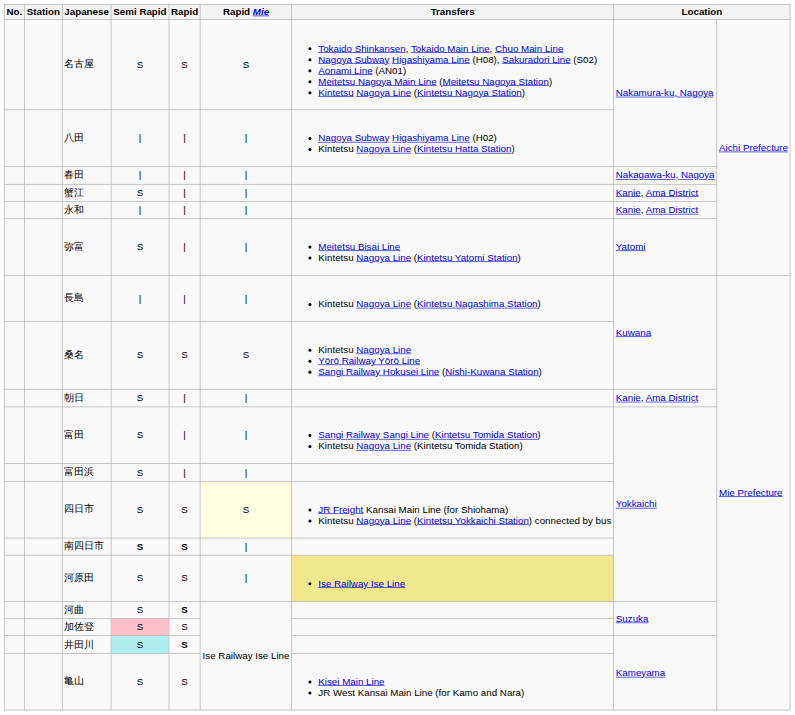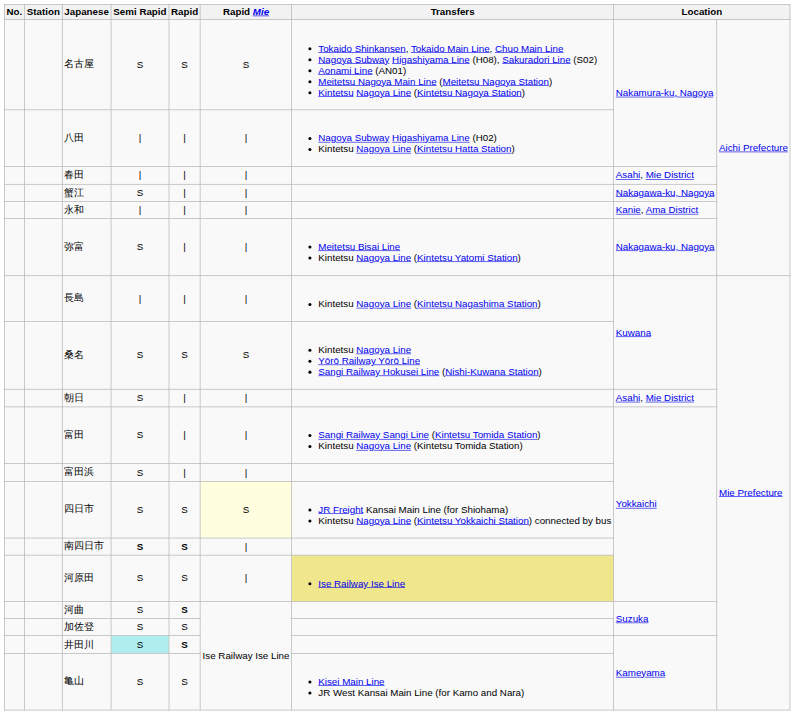(665, 175) Nakagawa-ku, Nagoya -> (655, 175) Asahi, Mie District
(657, 192) Kanie, Ama District -> (665, 192) Nakagawa-ku, Nagoya
(631, 247) Yatomi -> (665, 247) Nakagawa-ku, Nagoya
(657, 398) Kanie, Ama District -> (655, 398) Asahi, Mie District
(140, 627) pink background -> (140, 627) no background
